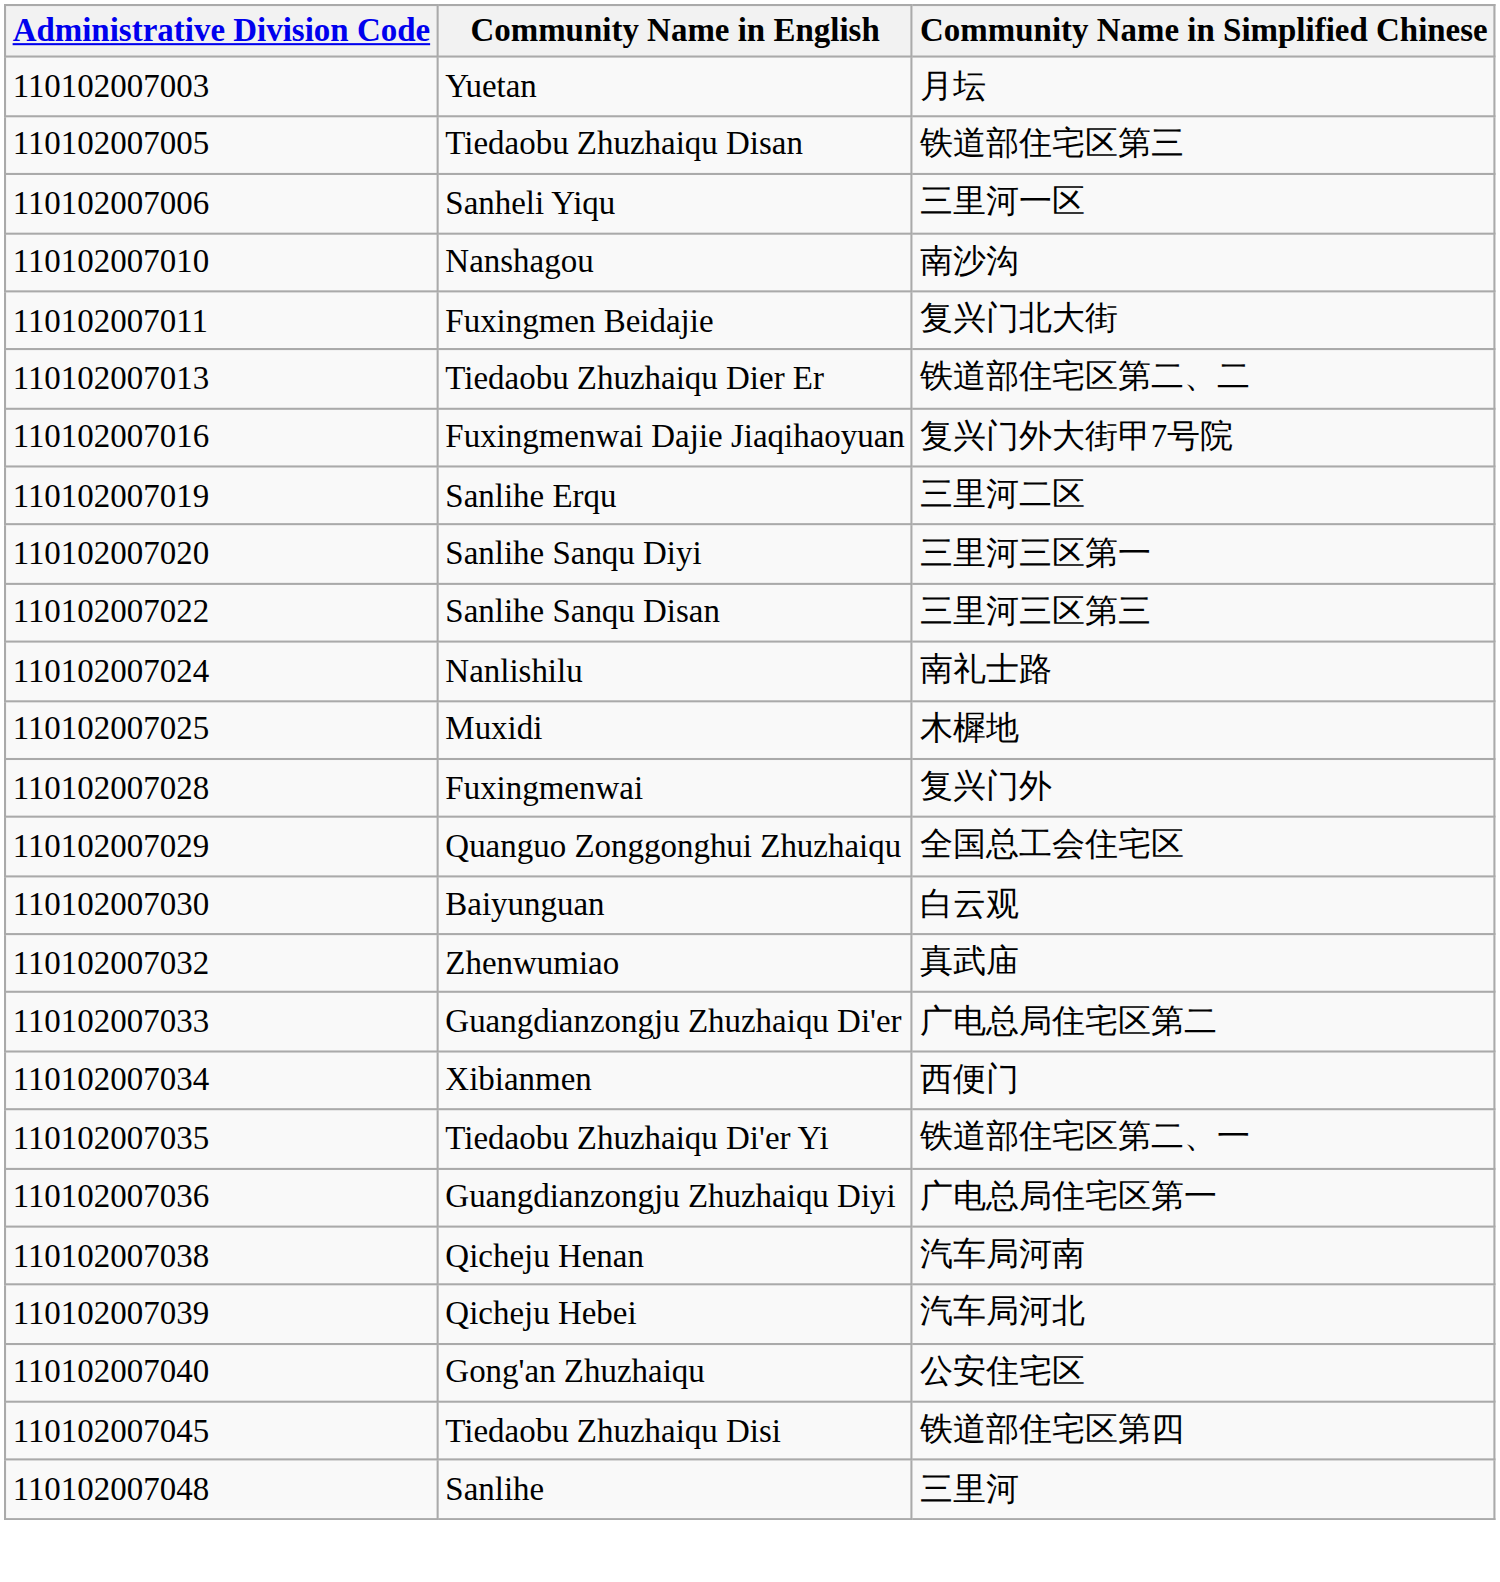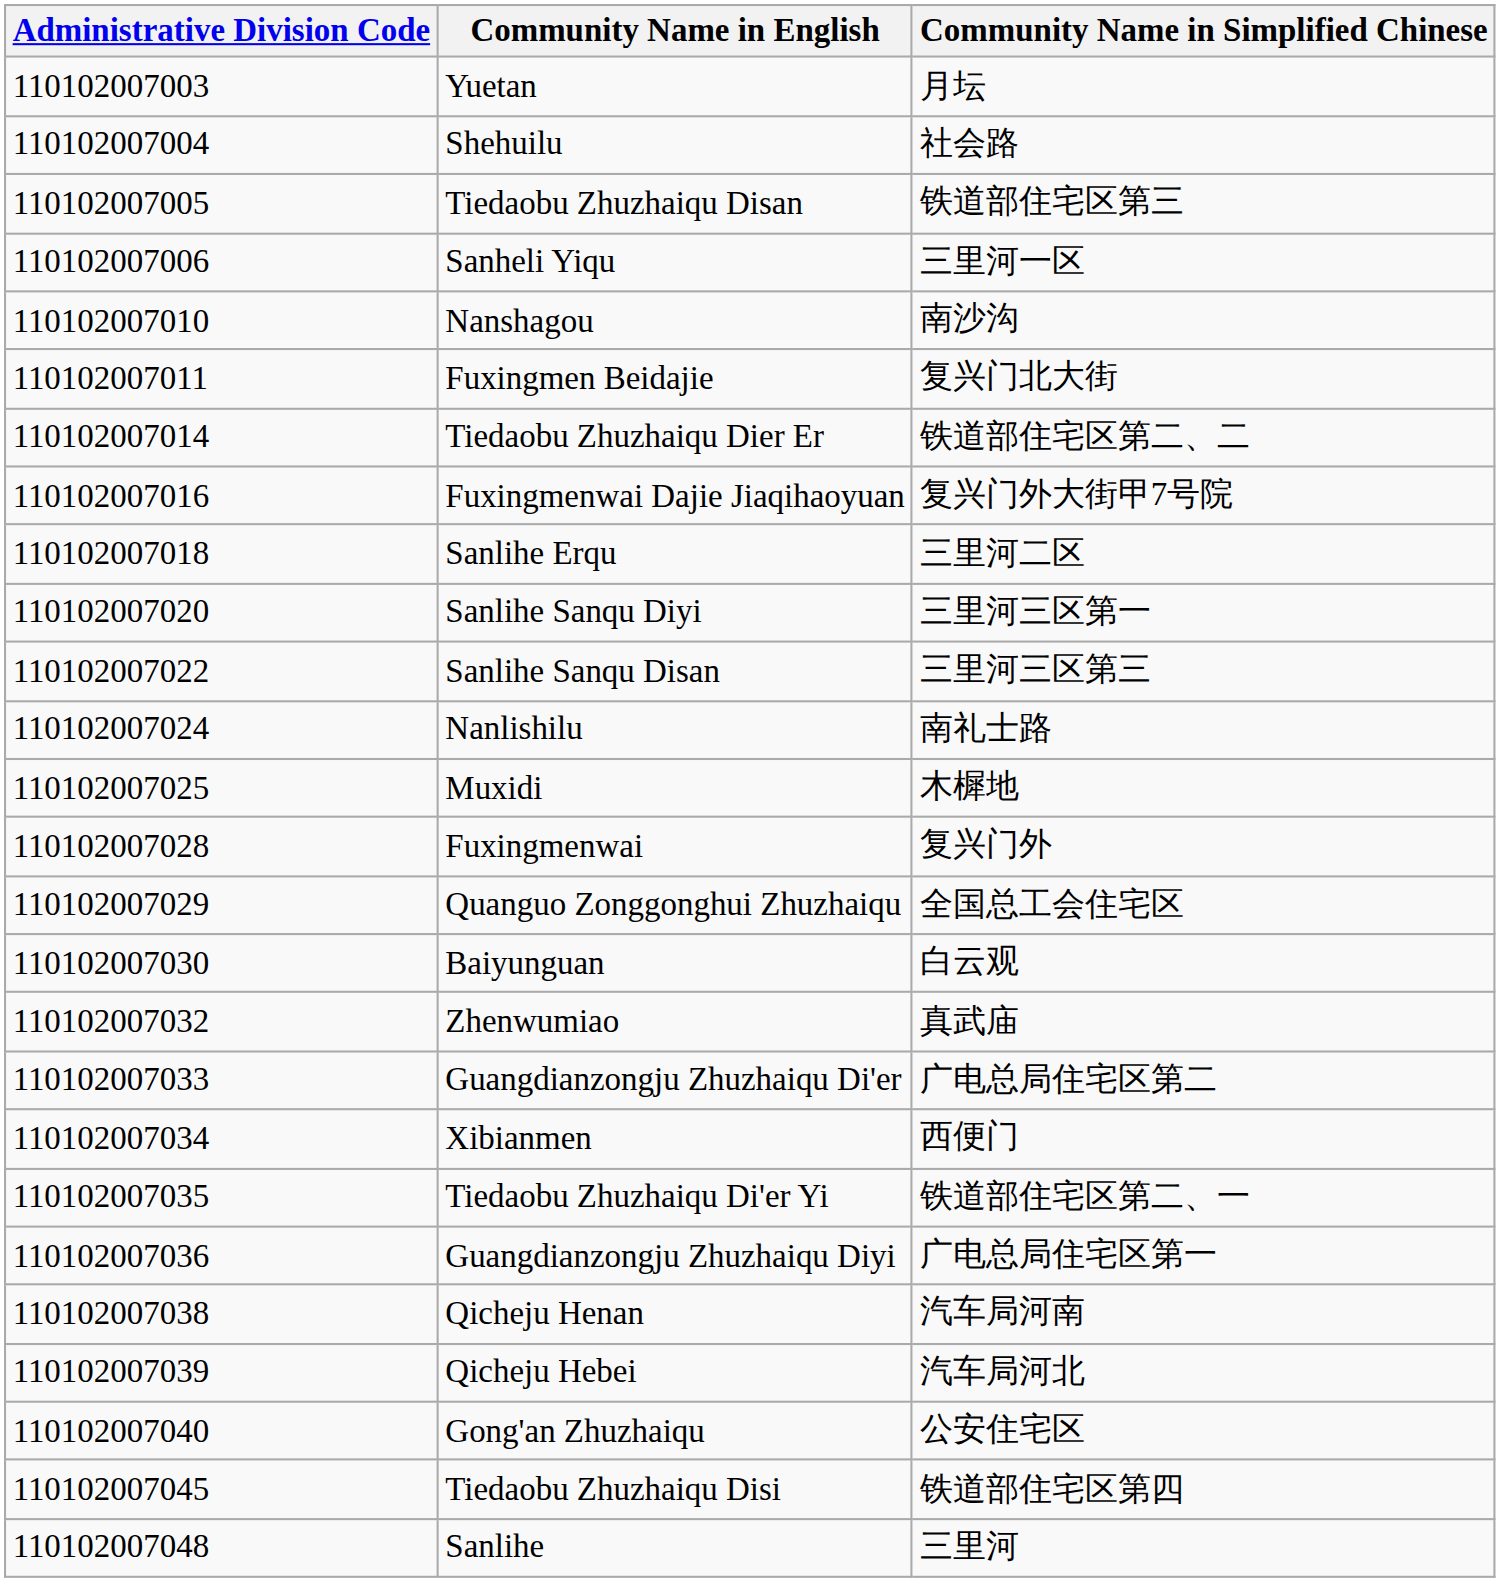+ row: (504, 144)
(111, 378) 110102007013 -> (111, 436) 110102007014
(111, 495) 110102007019 -> (111, 553) 110102007018
